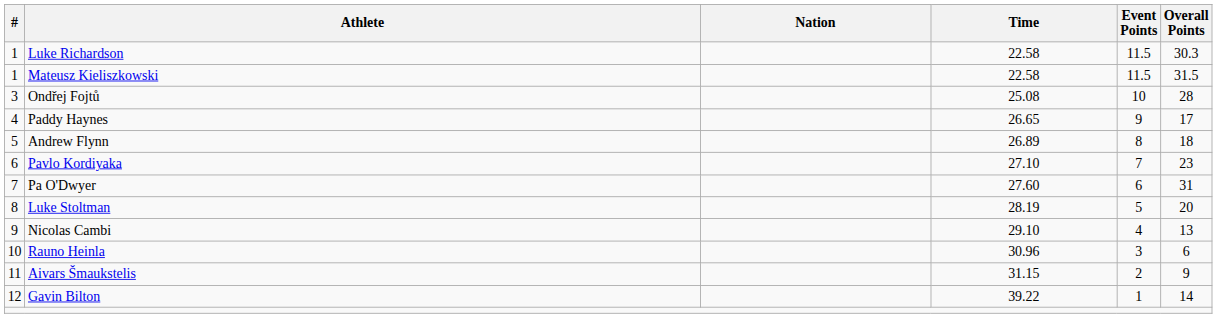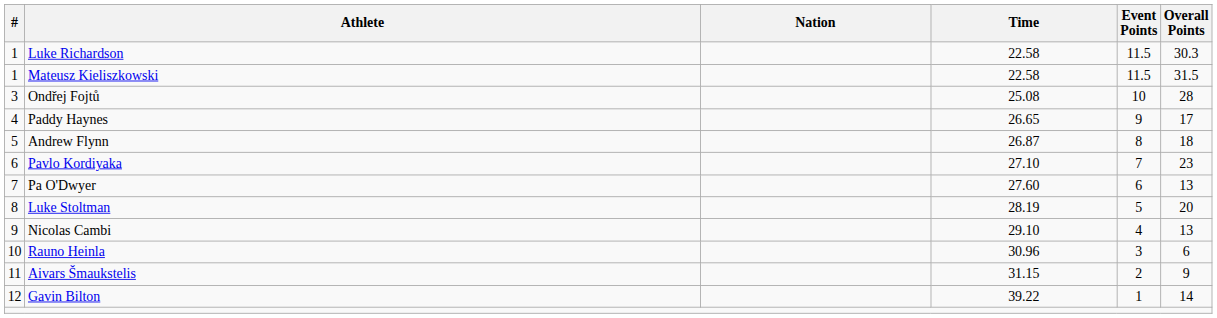(1024, 141) 26.89 -> (1024, 141) 26.87
(1186, 185) 31 -> (1186, 185) 13
